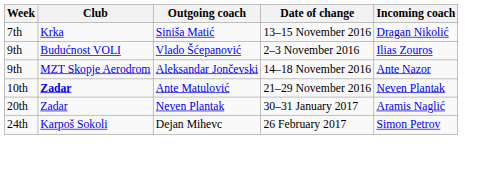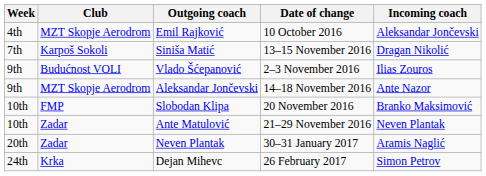+ row: (190, 32)
(52, 32) Krka -> (74, 50) Karpoš Sokoli
+ row: (192, 106)
(56, 87) bold -> (54, 124) normal
(74, 124) Karpoš Sokoli -> (52, 161) Krka
